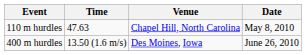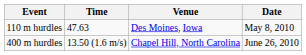(186, 27) Chapel Hill, North Carolina -> (167, 27) Des Moines, Iowa
(167, 43) Des Moines, Iowa -> (186, 43) Chapel Hill, North Carolina
